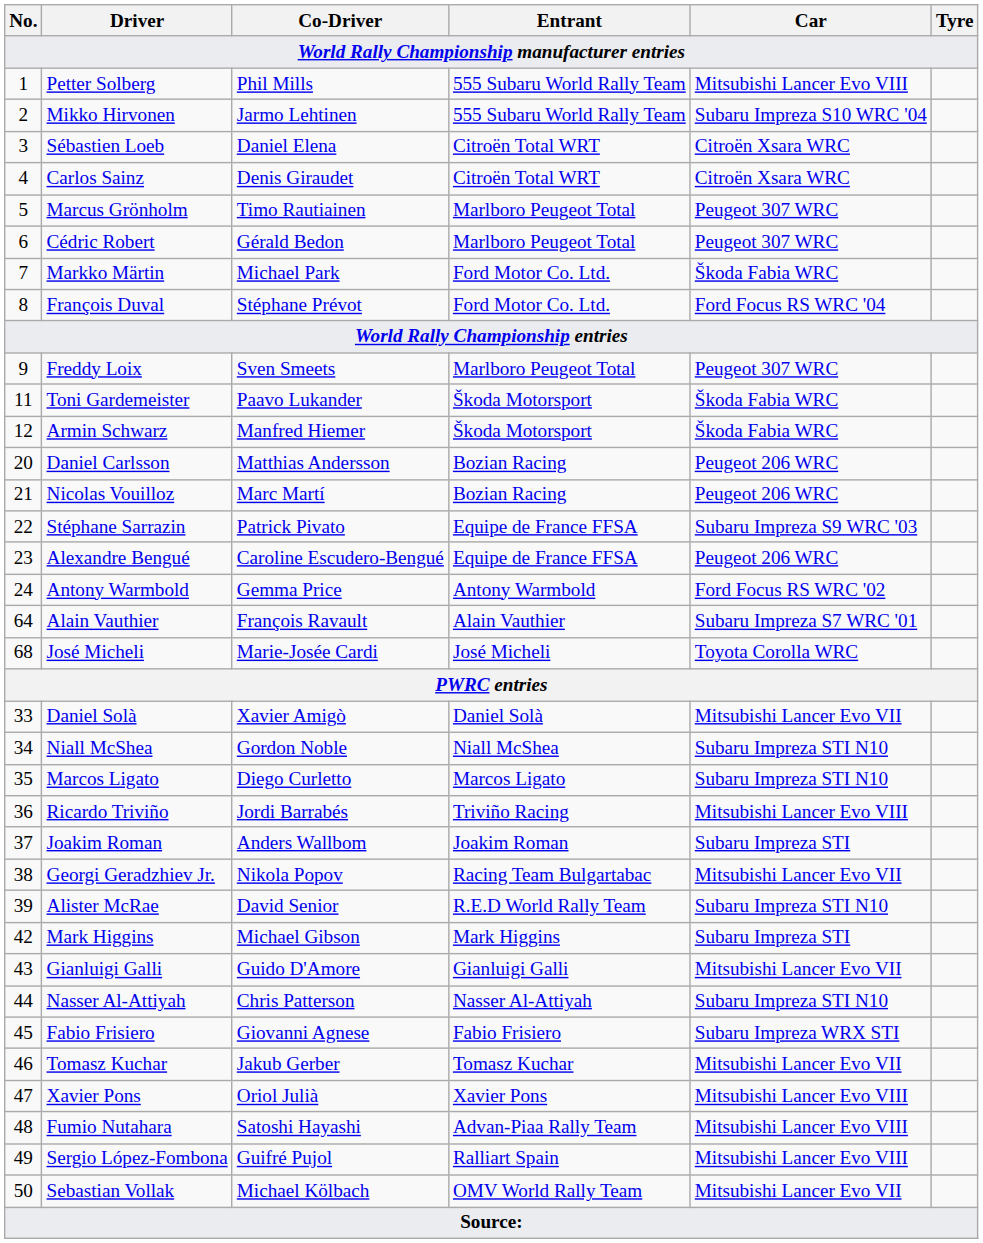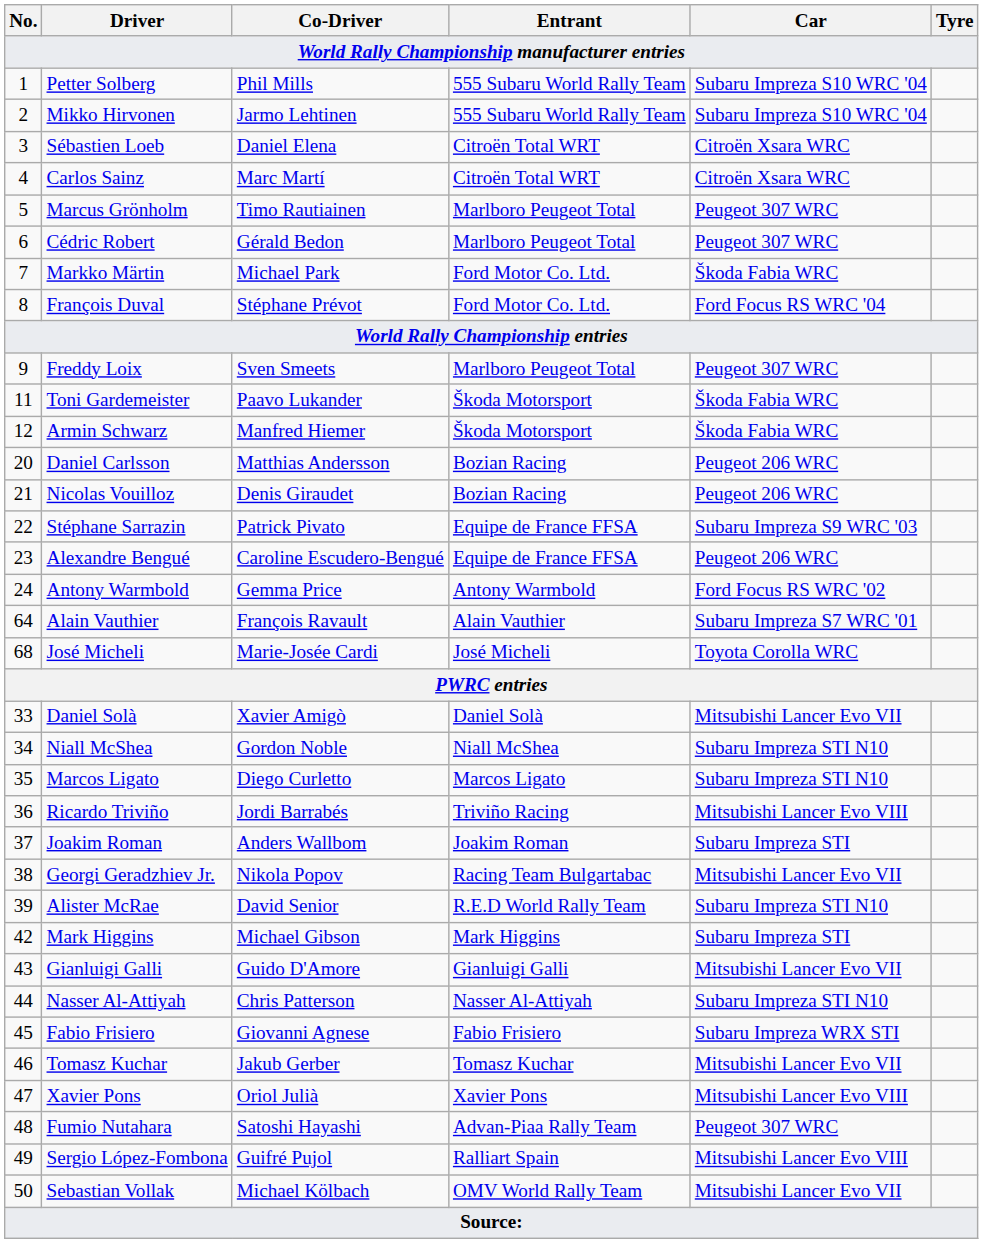(801, 83) Mitsubishi Lancer Evo VIII -> (811, 83) Subaru Impreza S10 WRC '04
(295, 178) Denis Giraudet -> (281, 178) Marc Martí
(281, 494) Marc Martí -> (295, 494) Denis Giraudet
(801, 1127) Mitsubishi Lancer Evo VIII -> (766, 1127) Peugeot 307 WRC
